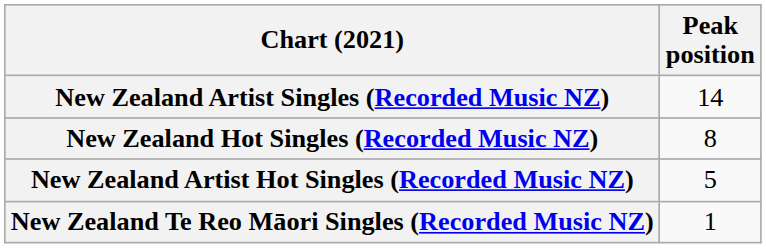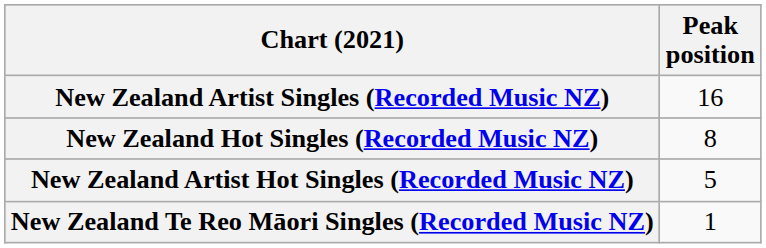(710, 96) 14 -> (710, 96) 16
